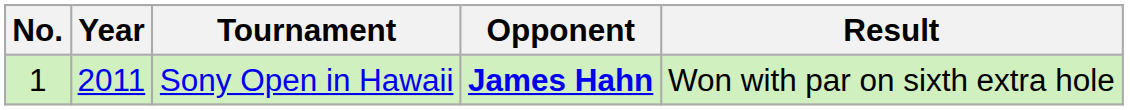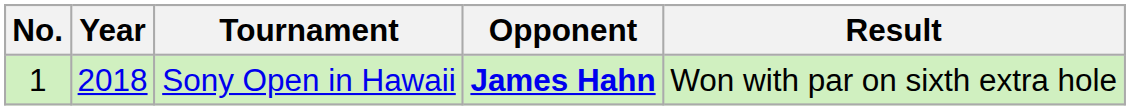(111, 80) 2011 -> (113, 80) 2018
